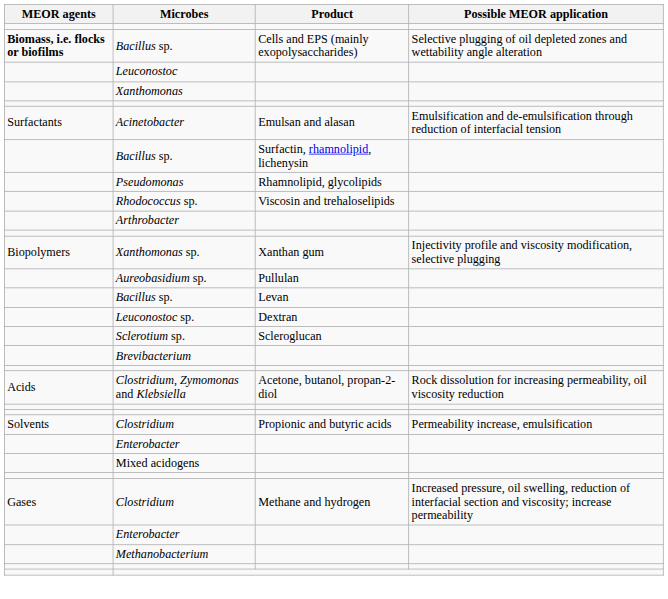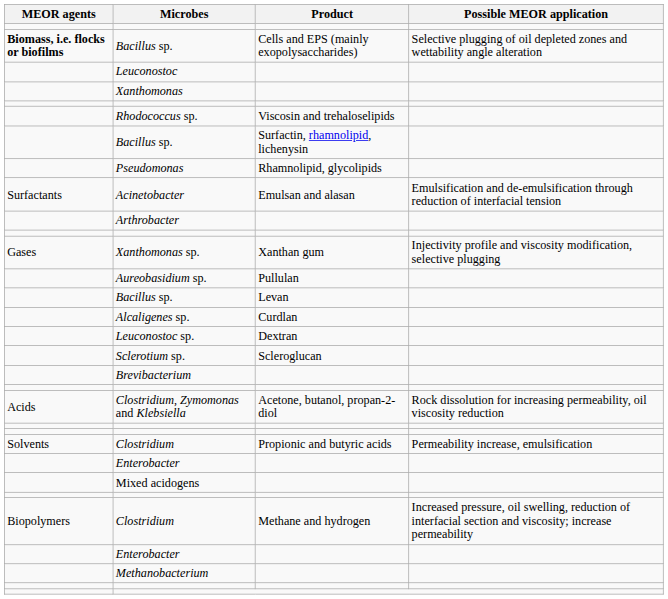rows swapped: (150, 123) <-> (157, 201)
(39, 252) Biopolymers -> (22, 252) Gases
+ row: (153, 317)
(22, 501) Gases -> (39, 521) Biopolymers
